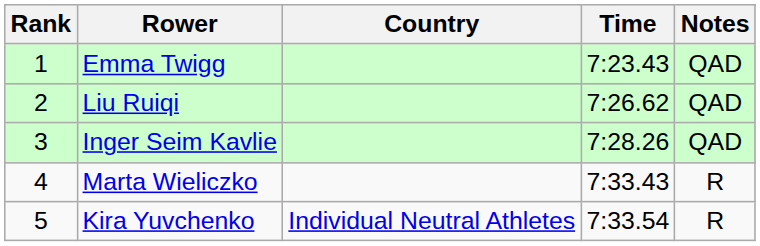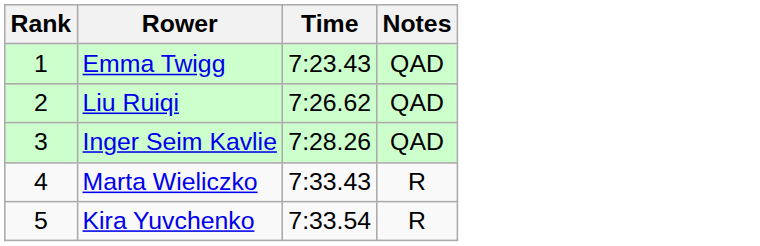- column: (432, 24)
